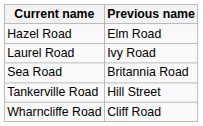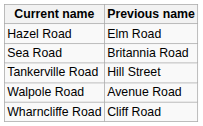- row: (41, 53)
+ row: (46, 92)
